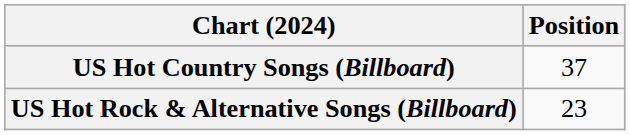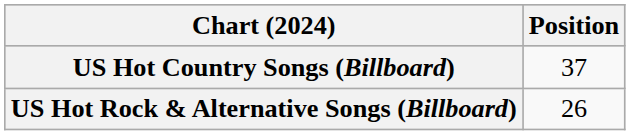(574, 108) 23 -> (574, 108) 26
